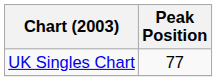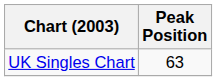(175, 62) 77 -> (175, 62) 63
